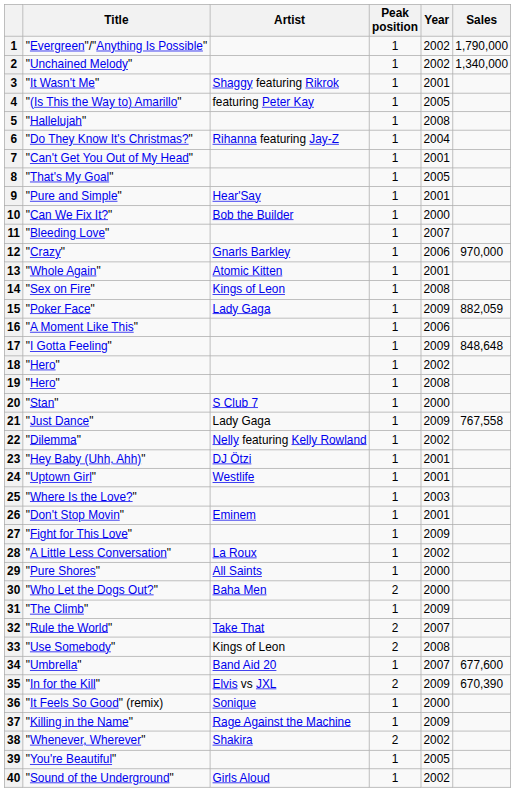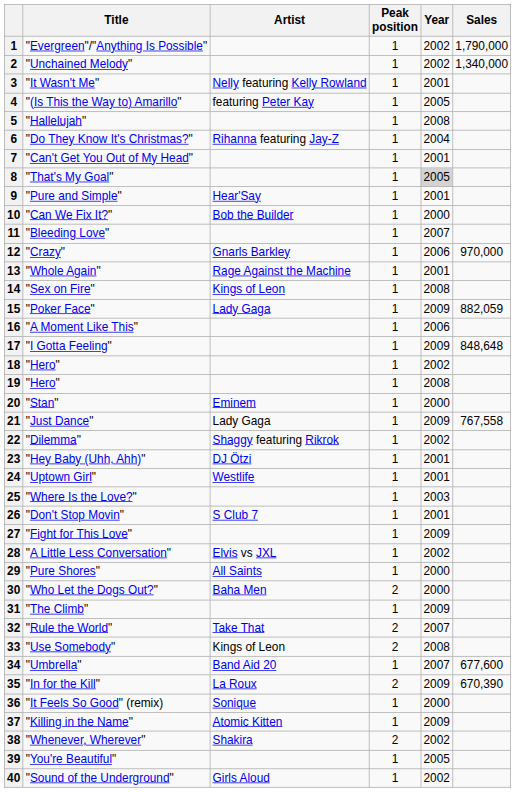(276, 83) Shaggy featuring Rikrok -> (290, 83) Nelly featuring Kelly Rowland
(437, 177) no background -> (437, 177) lightgrey background
(247, 271) Atomic Kitten -> (282, 271) Rage Against the Machine
(235, 402) S Club 7 -> (234, 402) Eminem
(290, 440) Nelly featuring Kelly Rowland -> (276, 440) Shaggy featuring Rikrok
(234, 515) Eminem -> (235, 515) S Club 7
(235, 552) La Roux -> (244, 552) Elvis vs JXL
(244, 684) Elvis vs JXL -> (235, 684) La Roux
(282, 721) Rage Against the Machine -> (247, 721) Atomic Kitten
